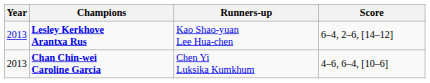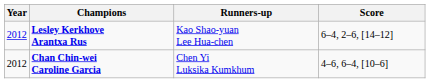(17, 35) 2013 -> (17, 35) 2012
(17, 64) 2013 -> (17, 64) 2012
